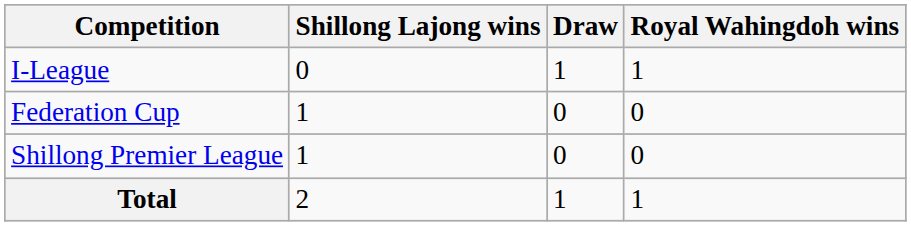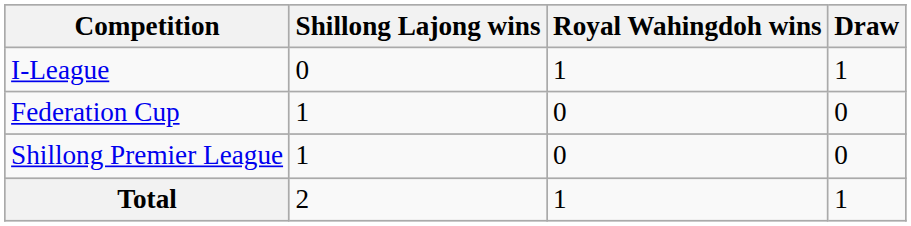columns swapped: (586, 26) <-> (765, 26)
